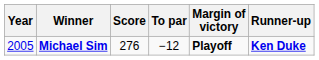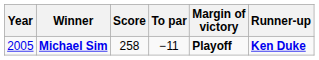(129, 46) 276 -> (129, 46) 258
(169, 46) −12 -> (169, 46) −11
